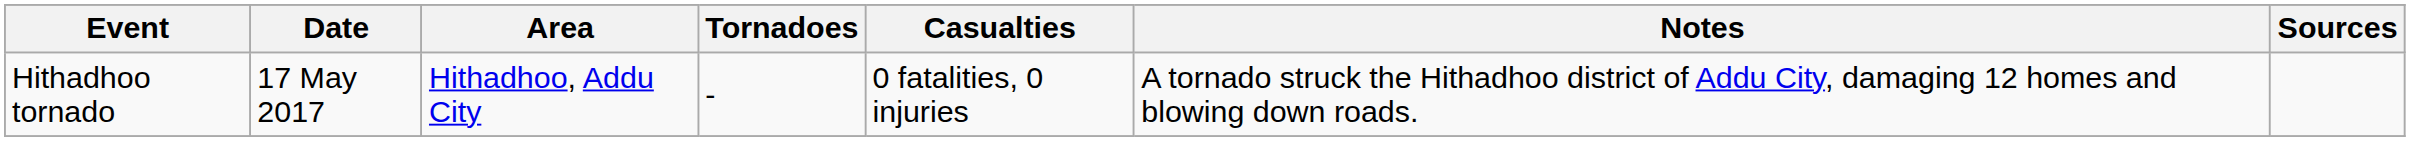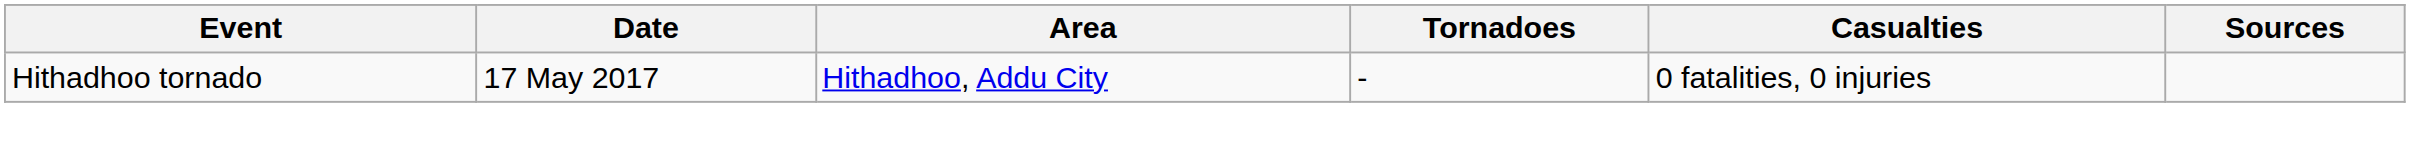- column: (1702, 28)
